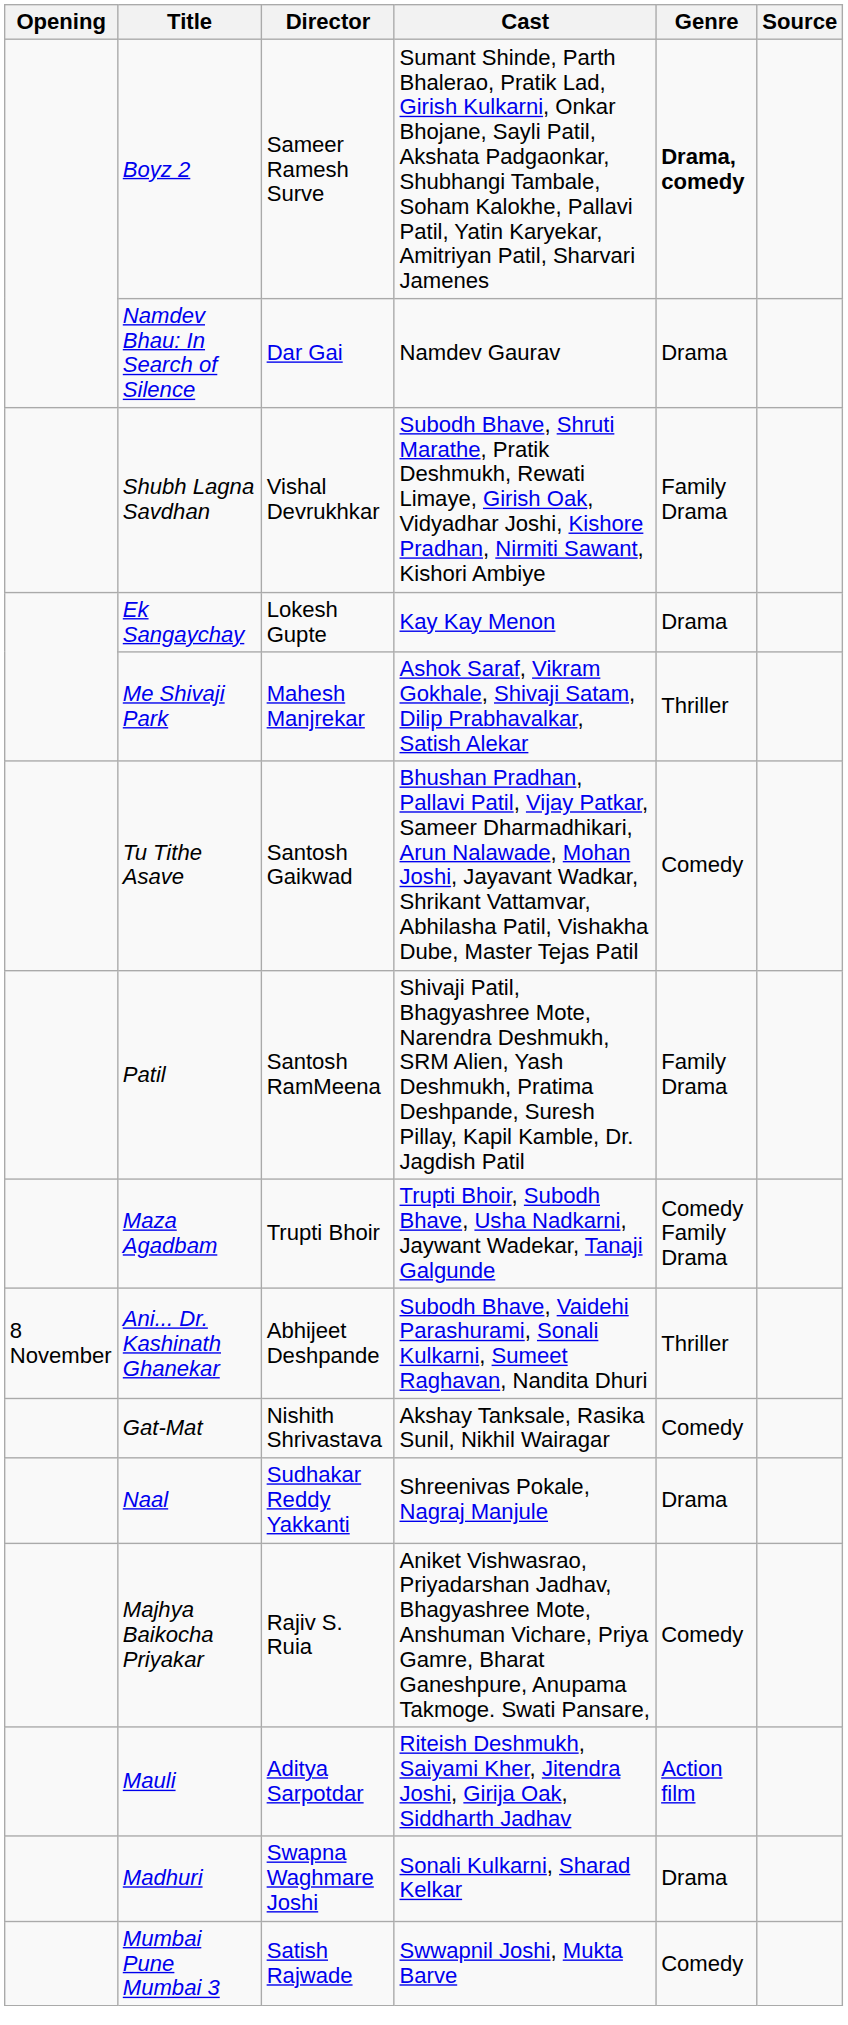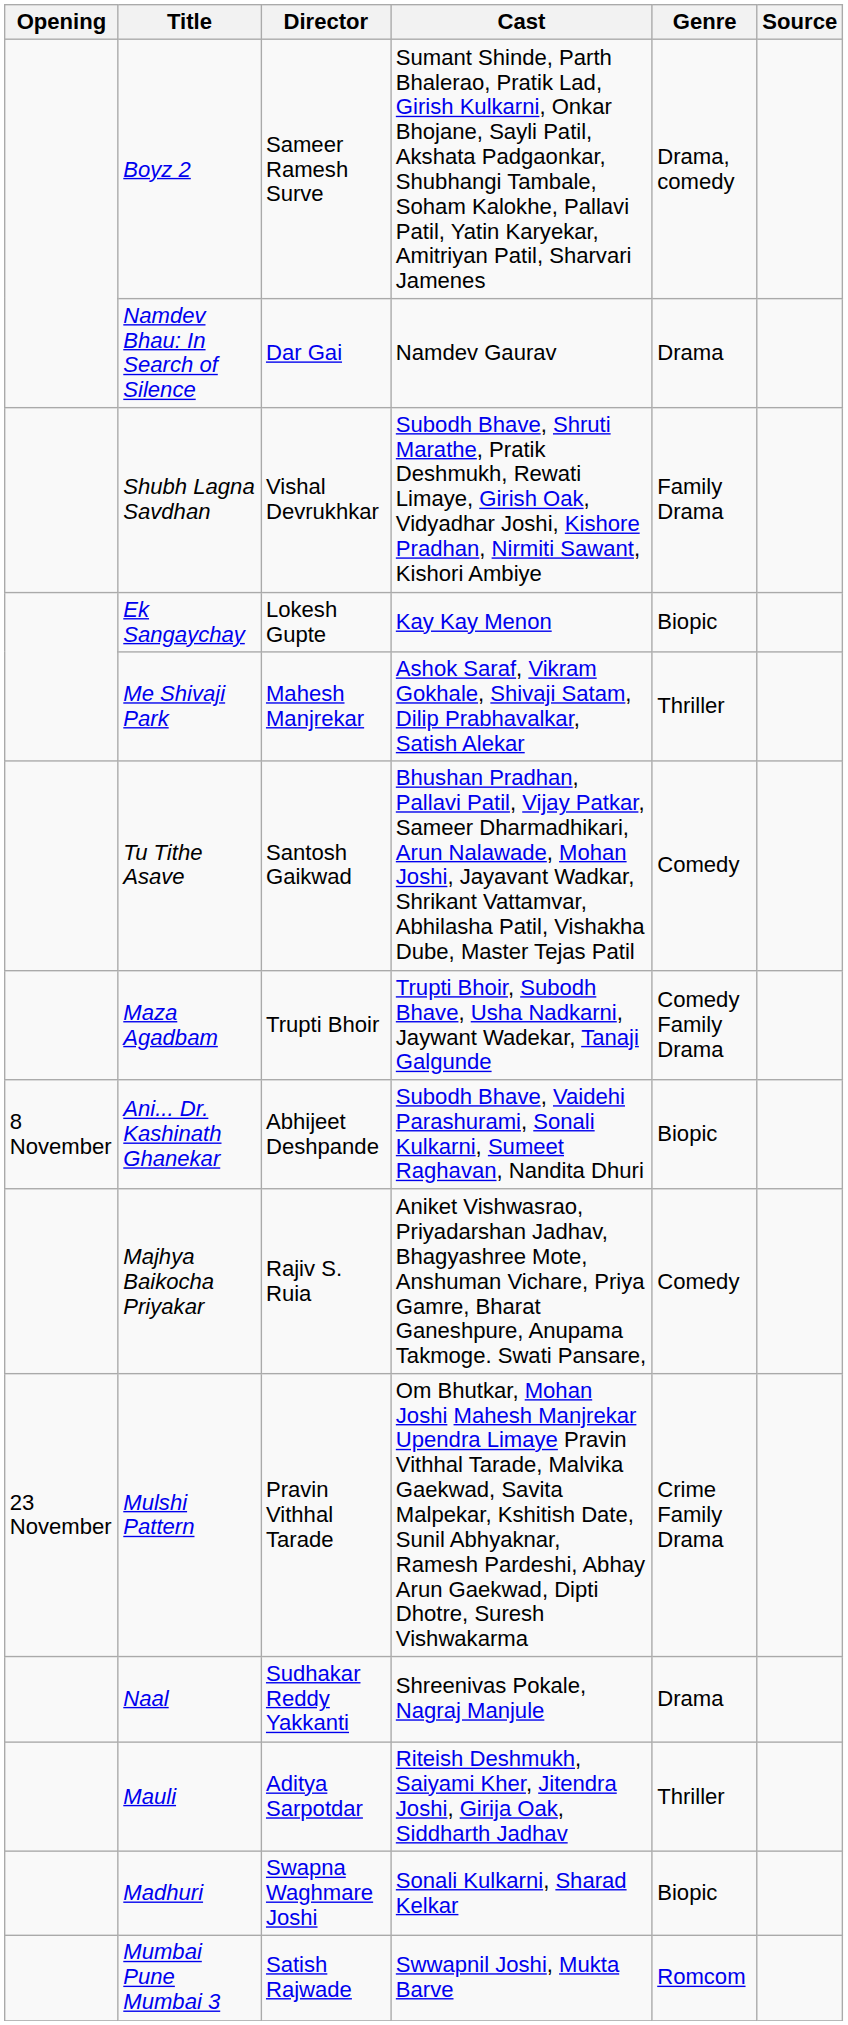(703, 168) bold -> (696, 168) normal
(694, 621) Drama -> (687, 621) Biopic
- row: (144, 1074)
(695, 1343) Thriller -> (687, 1134) Biopic
- row: (163, 1427)
rows swapped: (145, 1500) <-> (168, 1634)
+ row: (159, 1514)
(692, 1781) Action film -> (691, 1795) Thriller
(694, 1878) Drama -> (687, 1893) Biopic
(702, 1963) Comedy -> (701, 1977) Romcom
